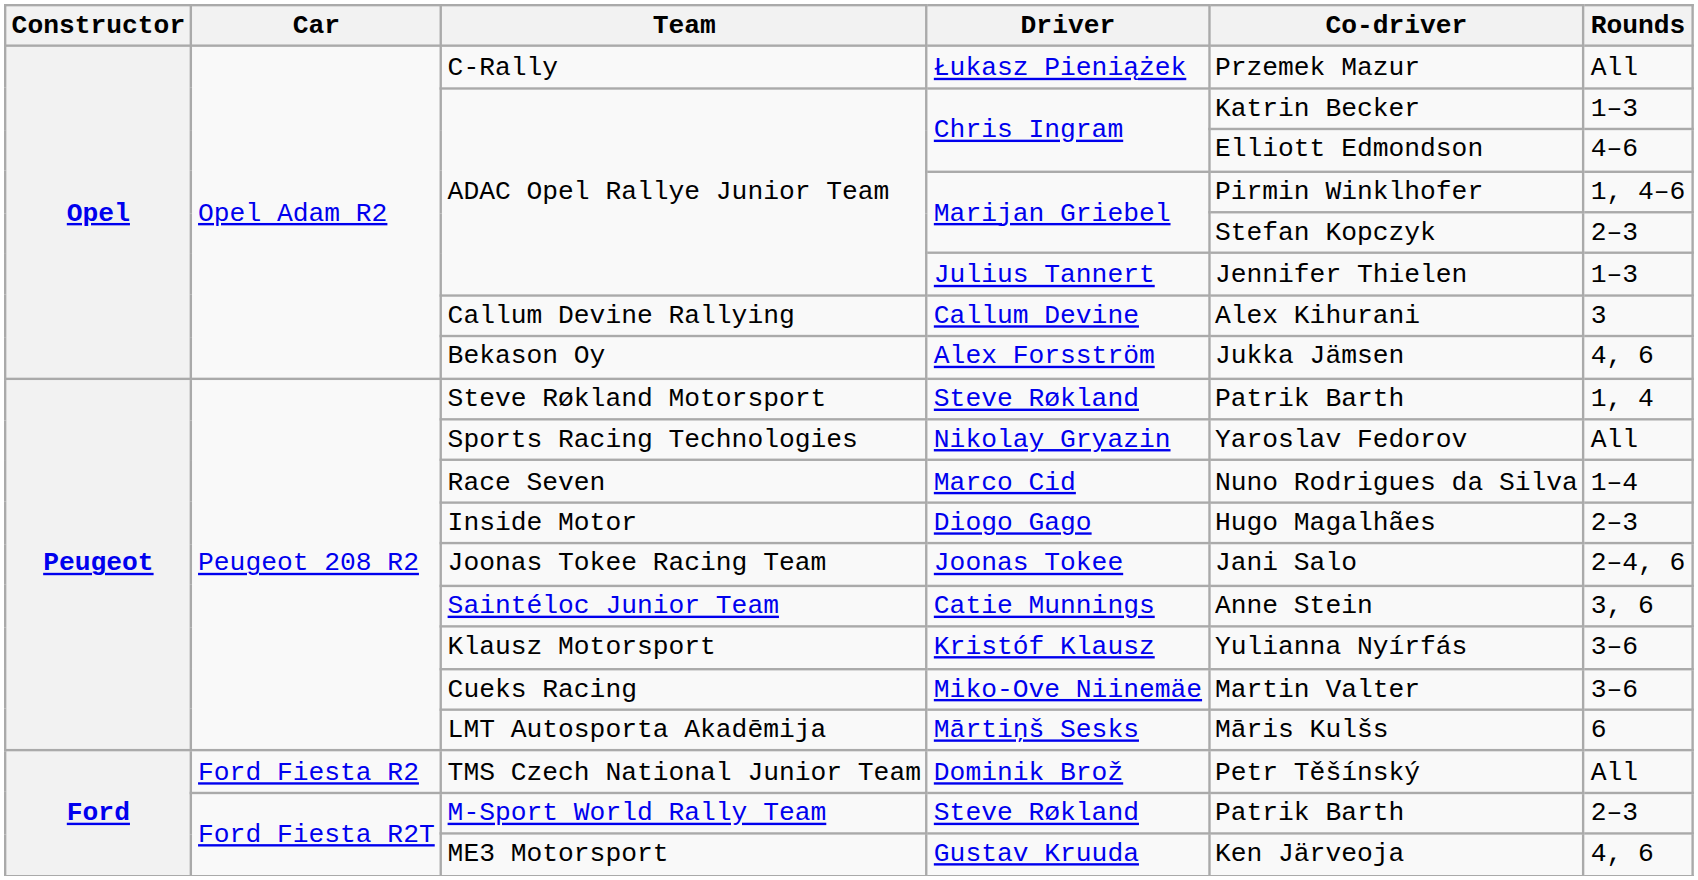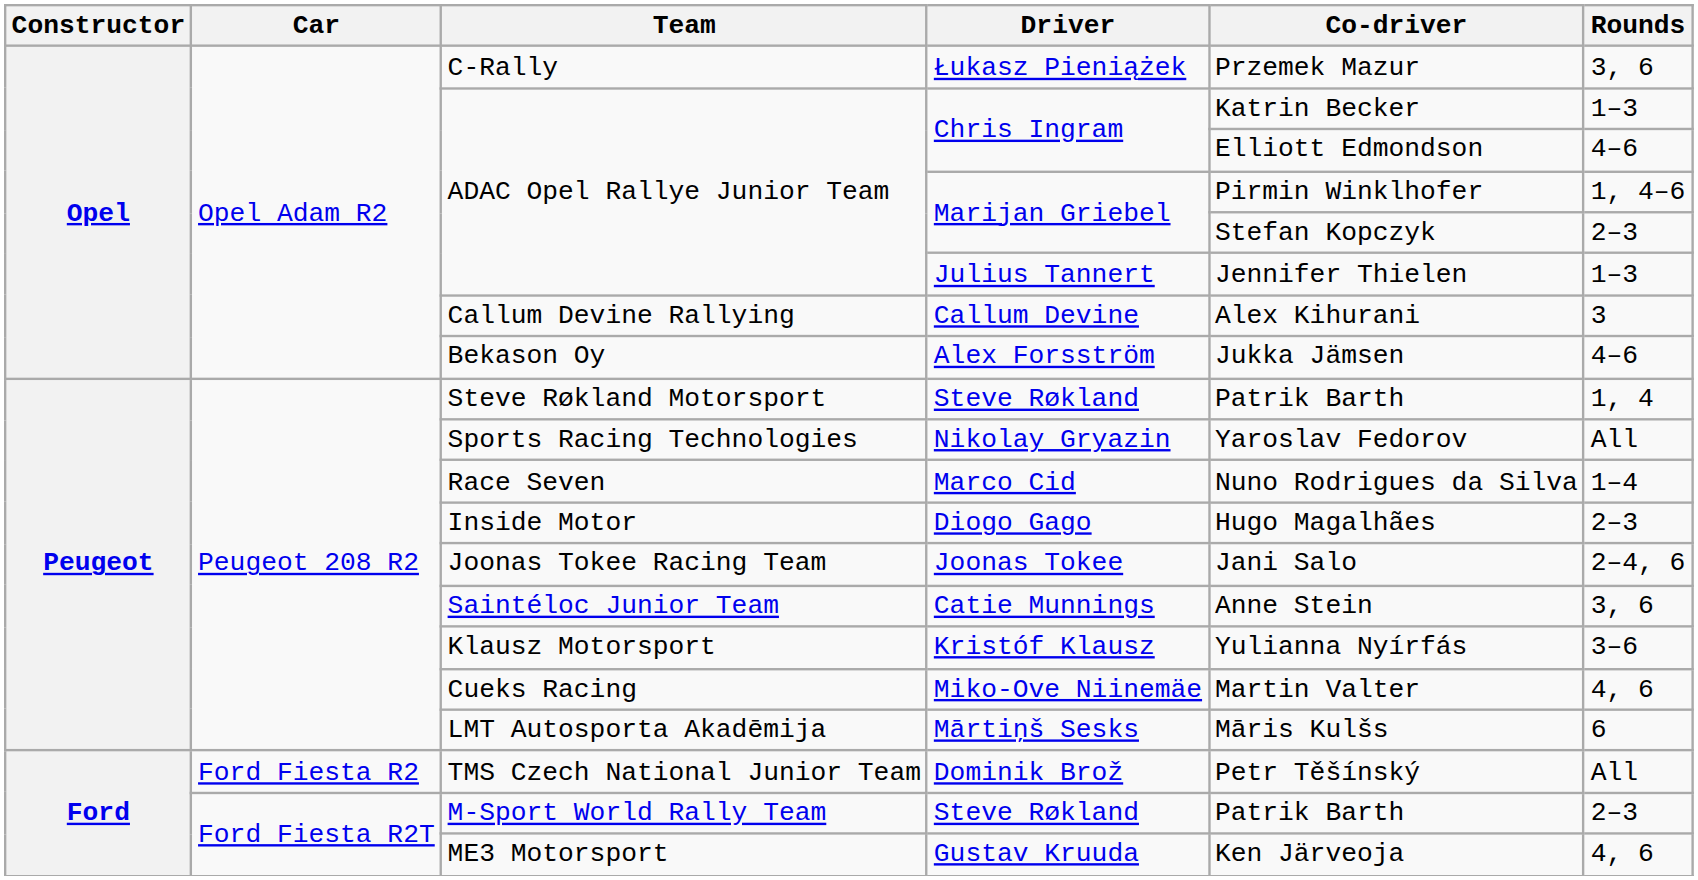(1614, 67) All -> (1622, 67) 3, 6
(1622, 357) 4, 6 -> (1614, 357) 4–6
(1614, 689) 3–6 -> (1622, 689) 4, 6
